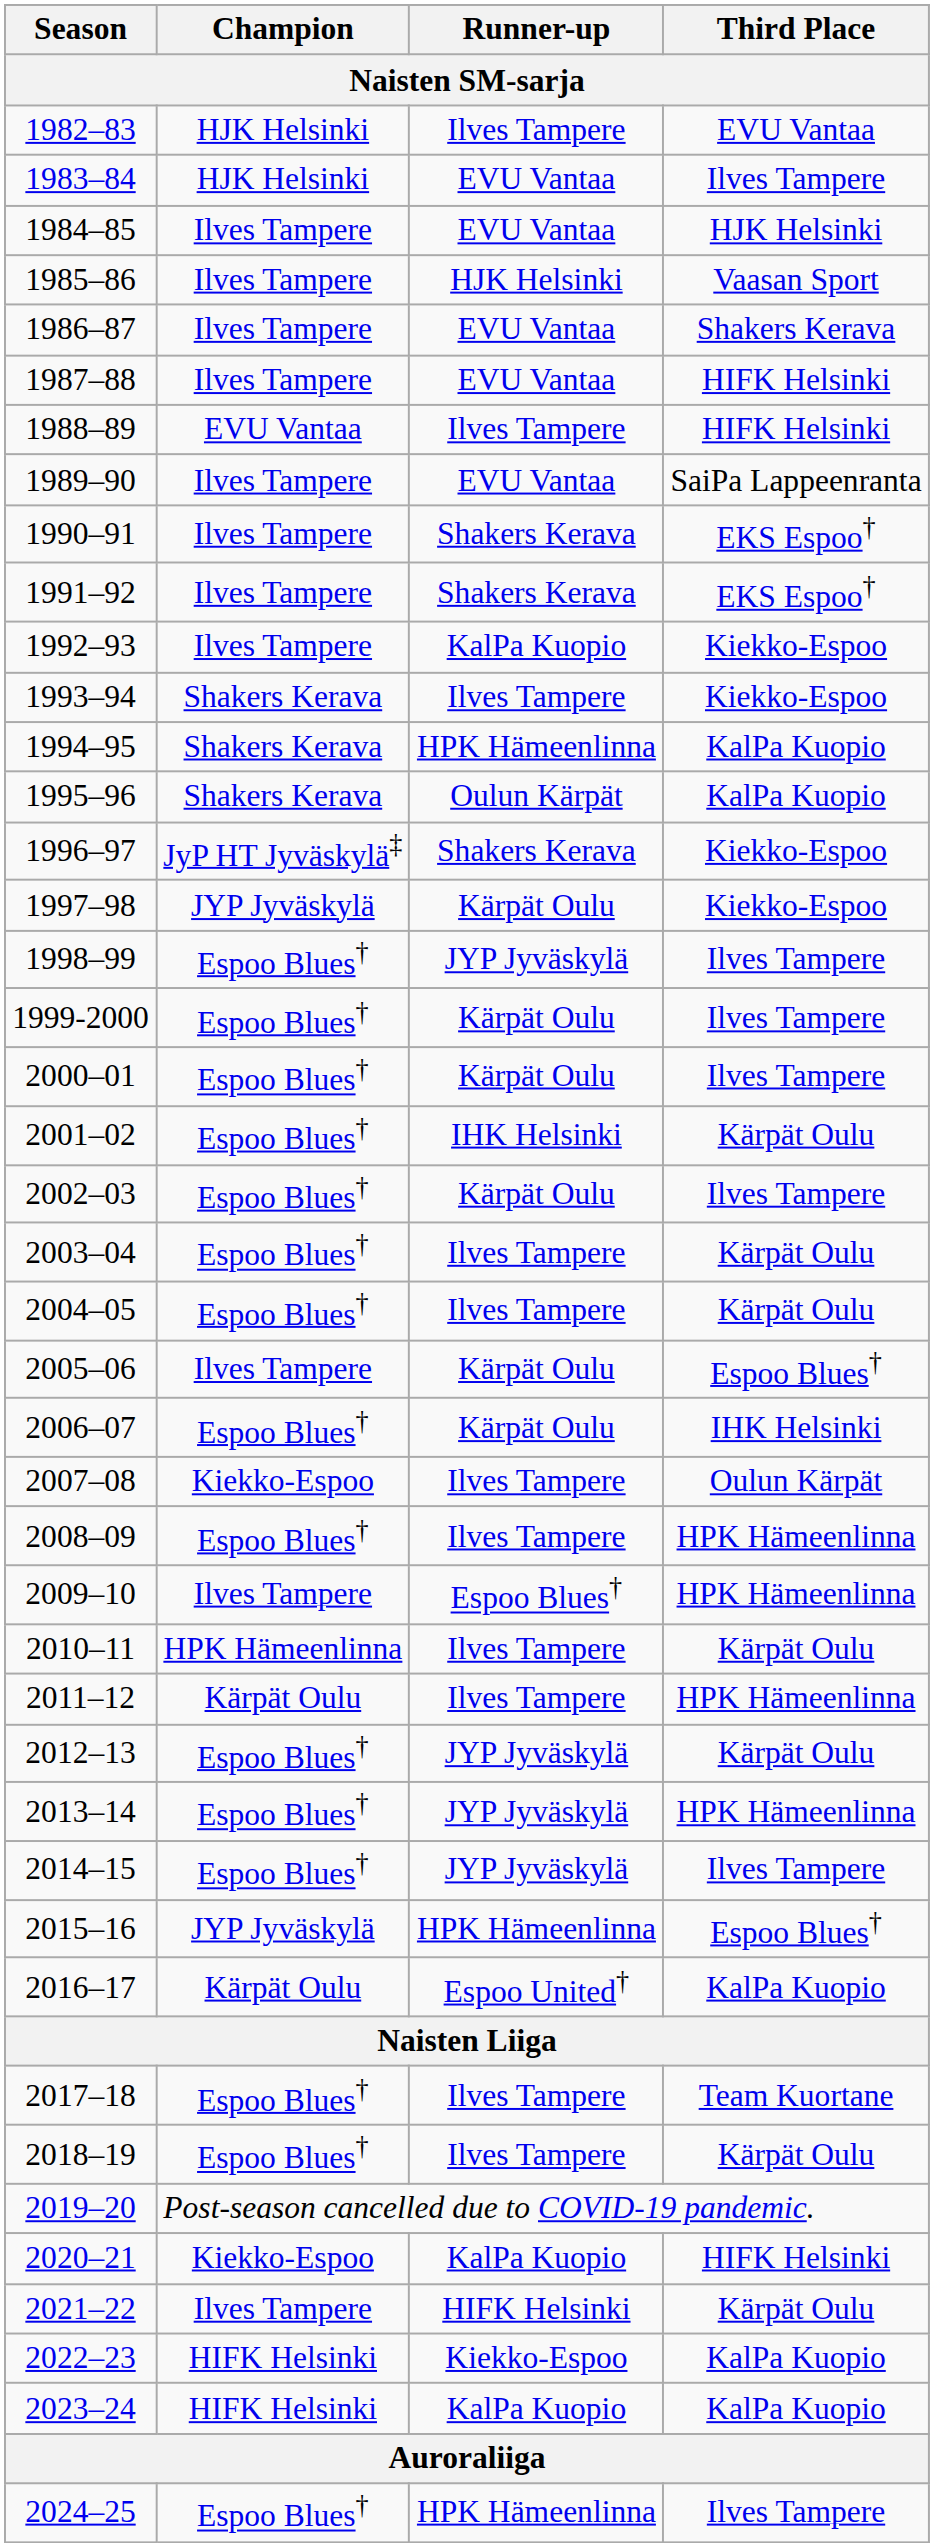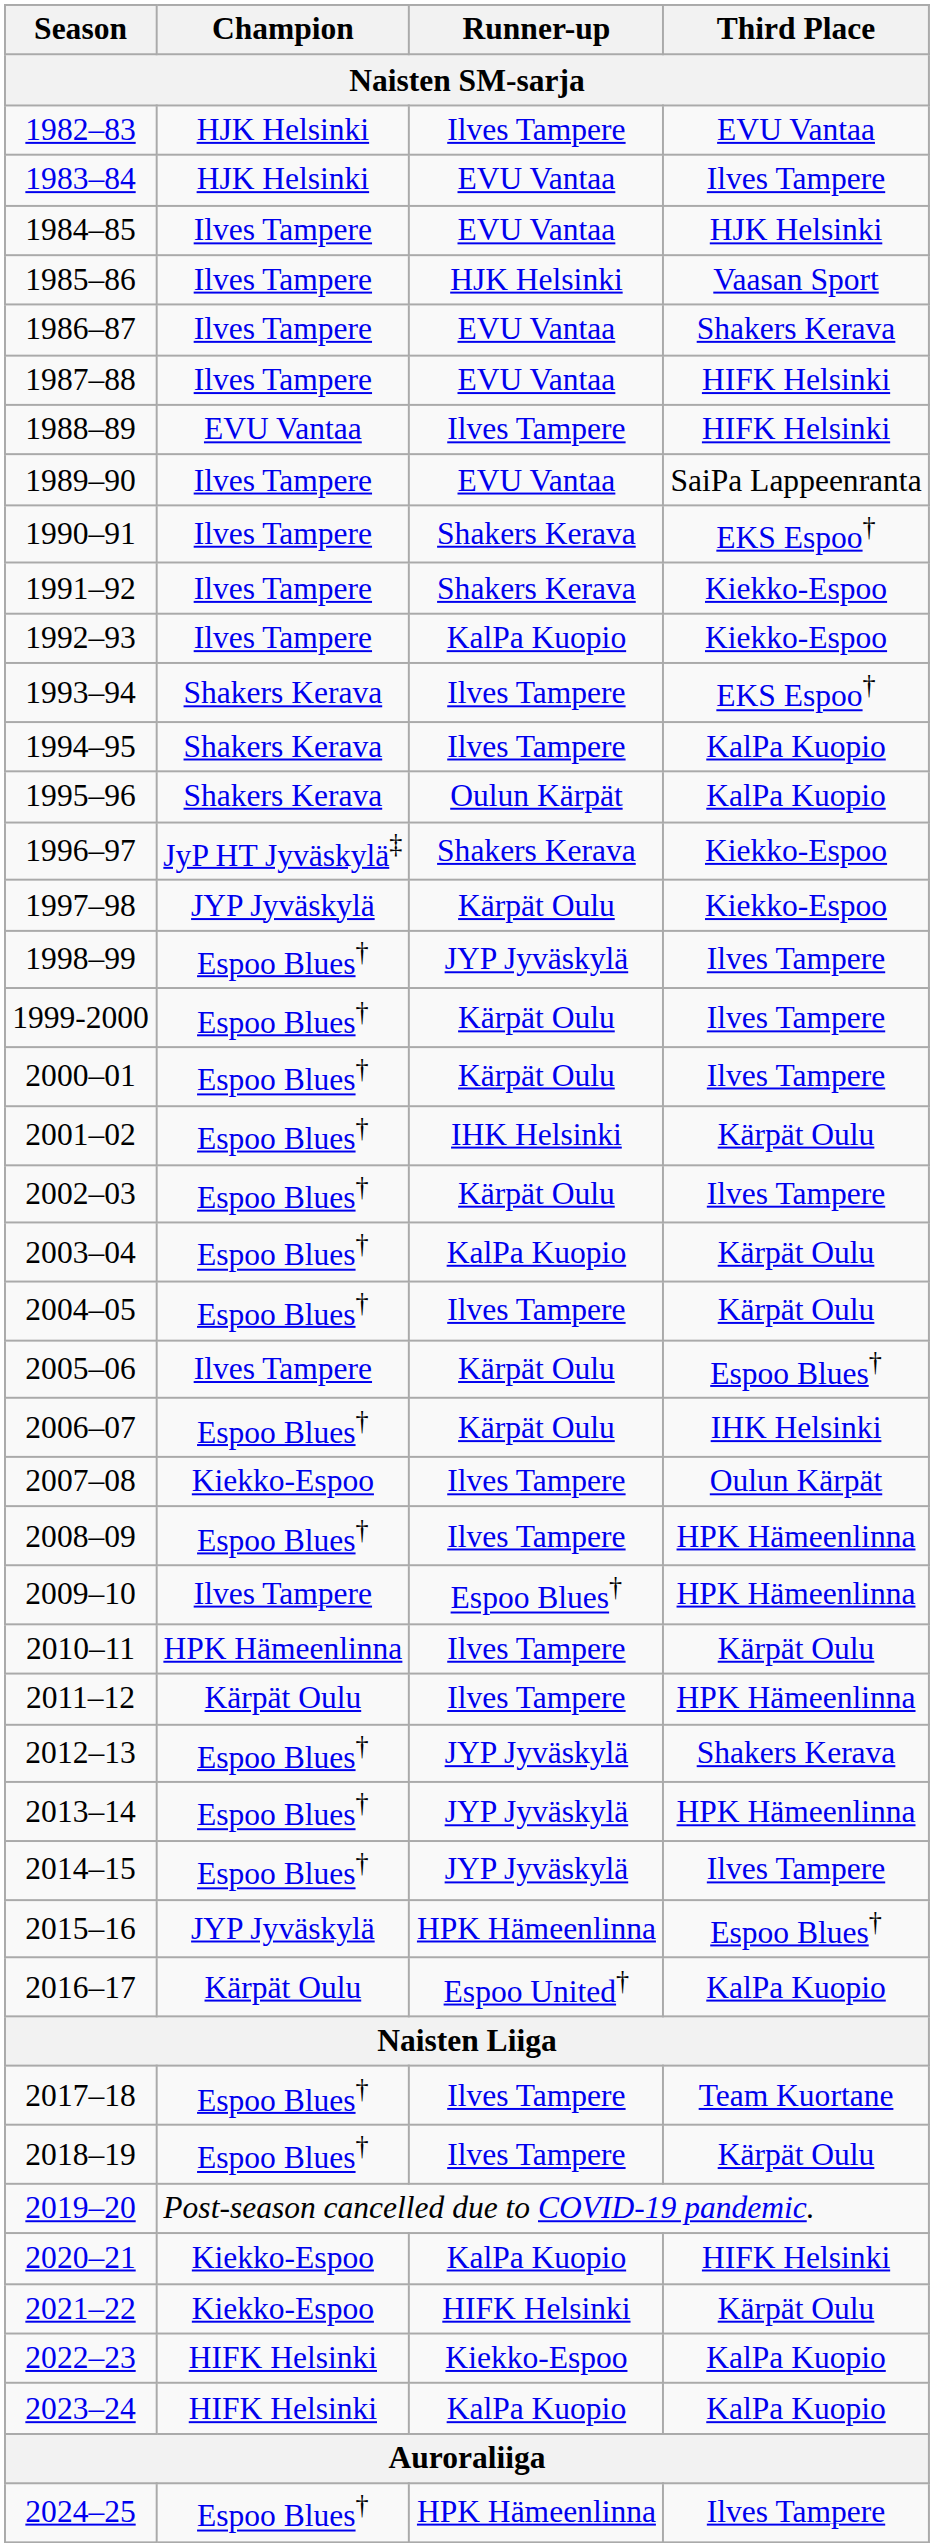(796, 592) EKS Espoo† -> (796, 587) Kiekko-Espoo
(796, 696) Kiekko-Espoo -> (796, 692) EKS Espoo†
(536, 746) HPK Hämeenlinna -> (536, 746) Ilves Tampere
(536, 1251) Ilves Tampere -> (536, 1251) KalPa Kuopio
(796, 1752) Kärpät Oulu -> (796, 1752) Shakers Kerava
(283, 2308) Ilves Tampere -> (283, 2308) Kiekko-Espoo
